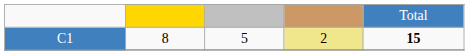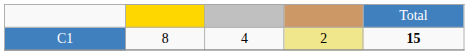(244, 38) 5 -> (244, 38) 4
